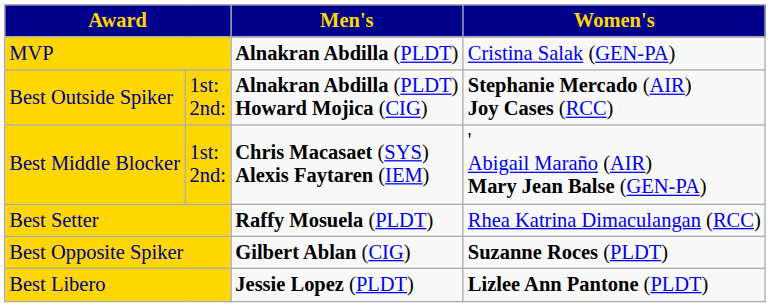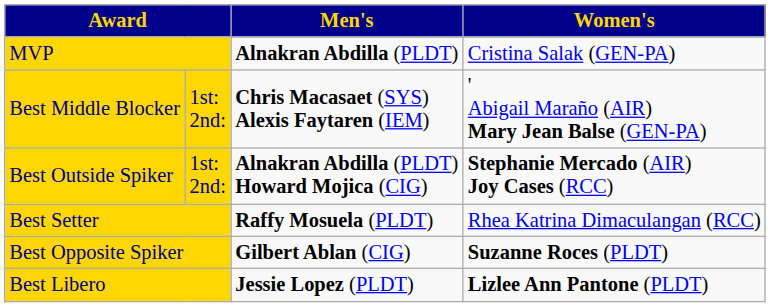rows swapped: (91, 97) <-> (95, 164)
